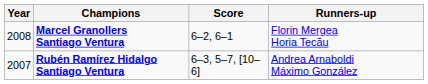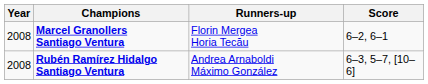columns swapped: (346, 13) <-> (229, 13)
(19, 65) 2007 -> (19, 65) 2008
